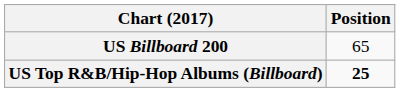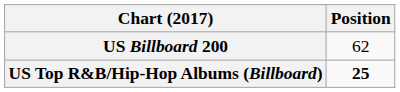(361, 45) 65 -> (361, 45) 62
